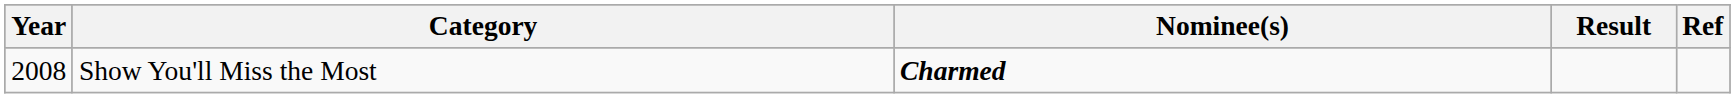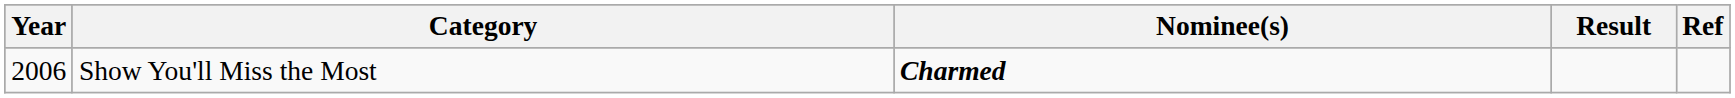(39, 69) 2008 -> (39, 69) 2006
